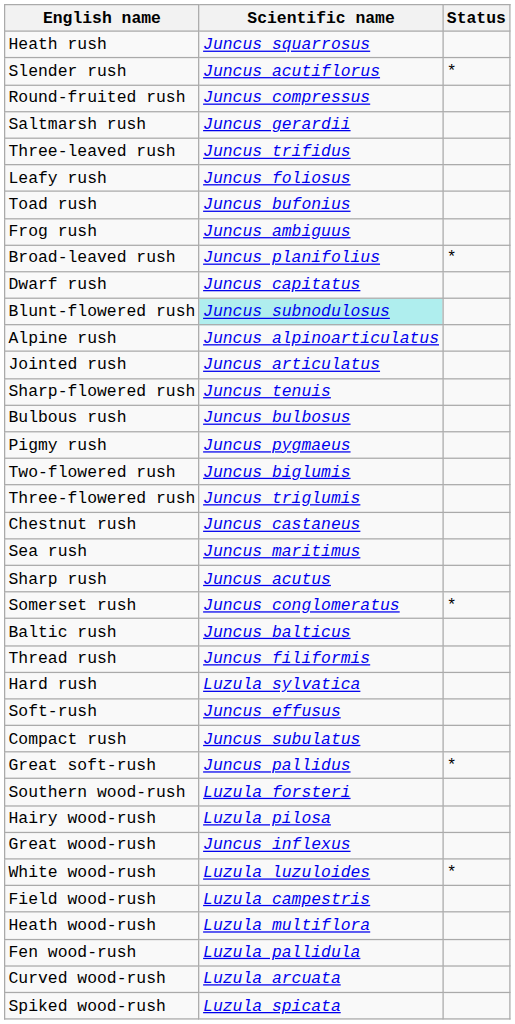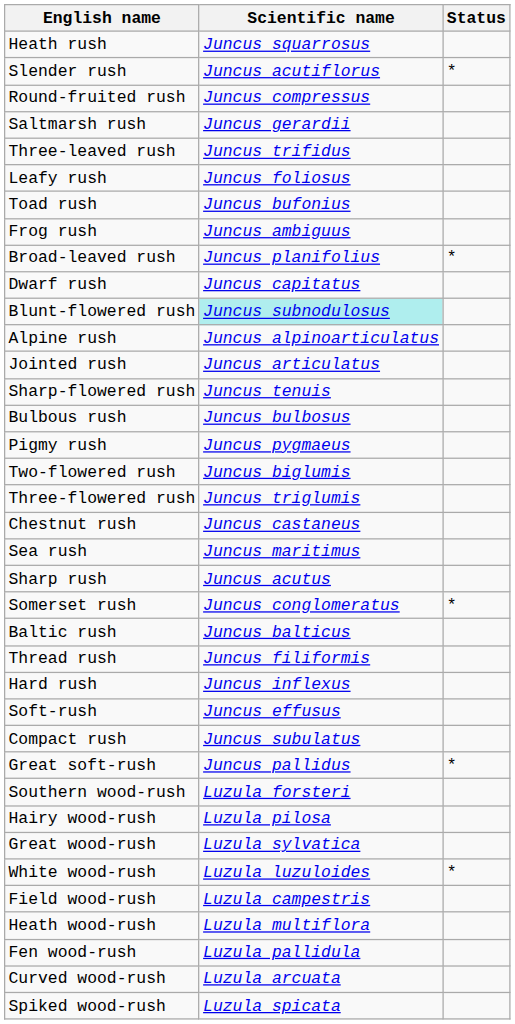(282, 685) Luzula sylvatica -> (277, 685) Juncus inflexus
(277, 846) Juncus inflexus -> (282, 846) Luzula sylvatica
